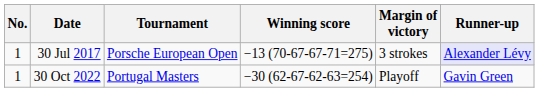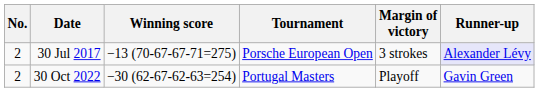columns swapped: (172, 23) <-> (308, 23)
(18, 54) 1 -> (18, 54) 2
(18, 76) 1 -> (18, 76) 2
